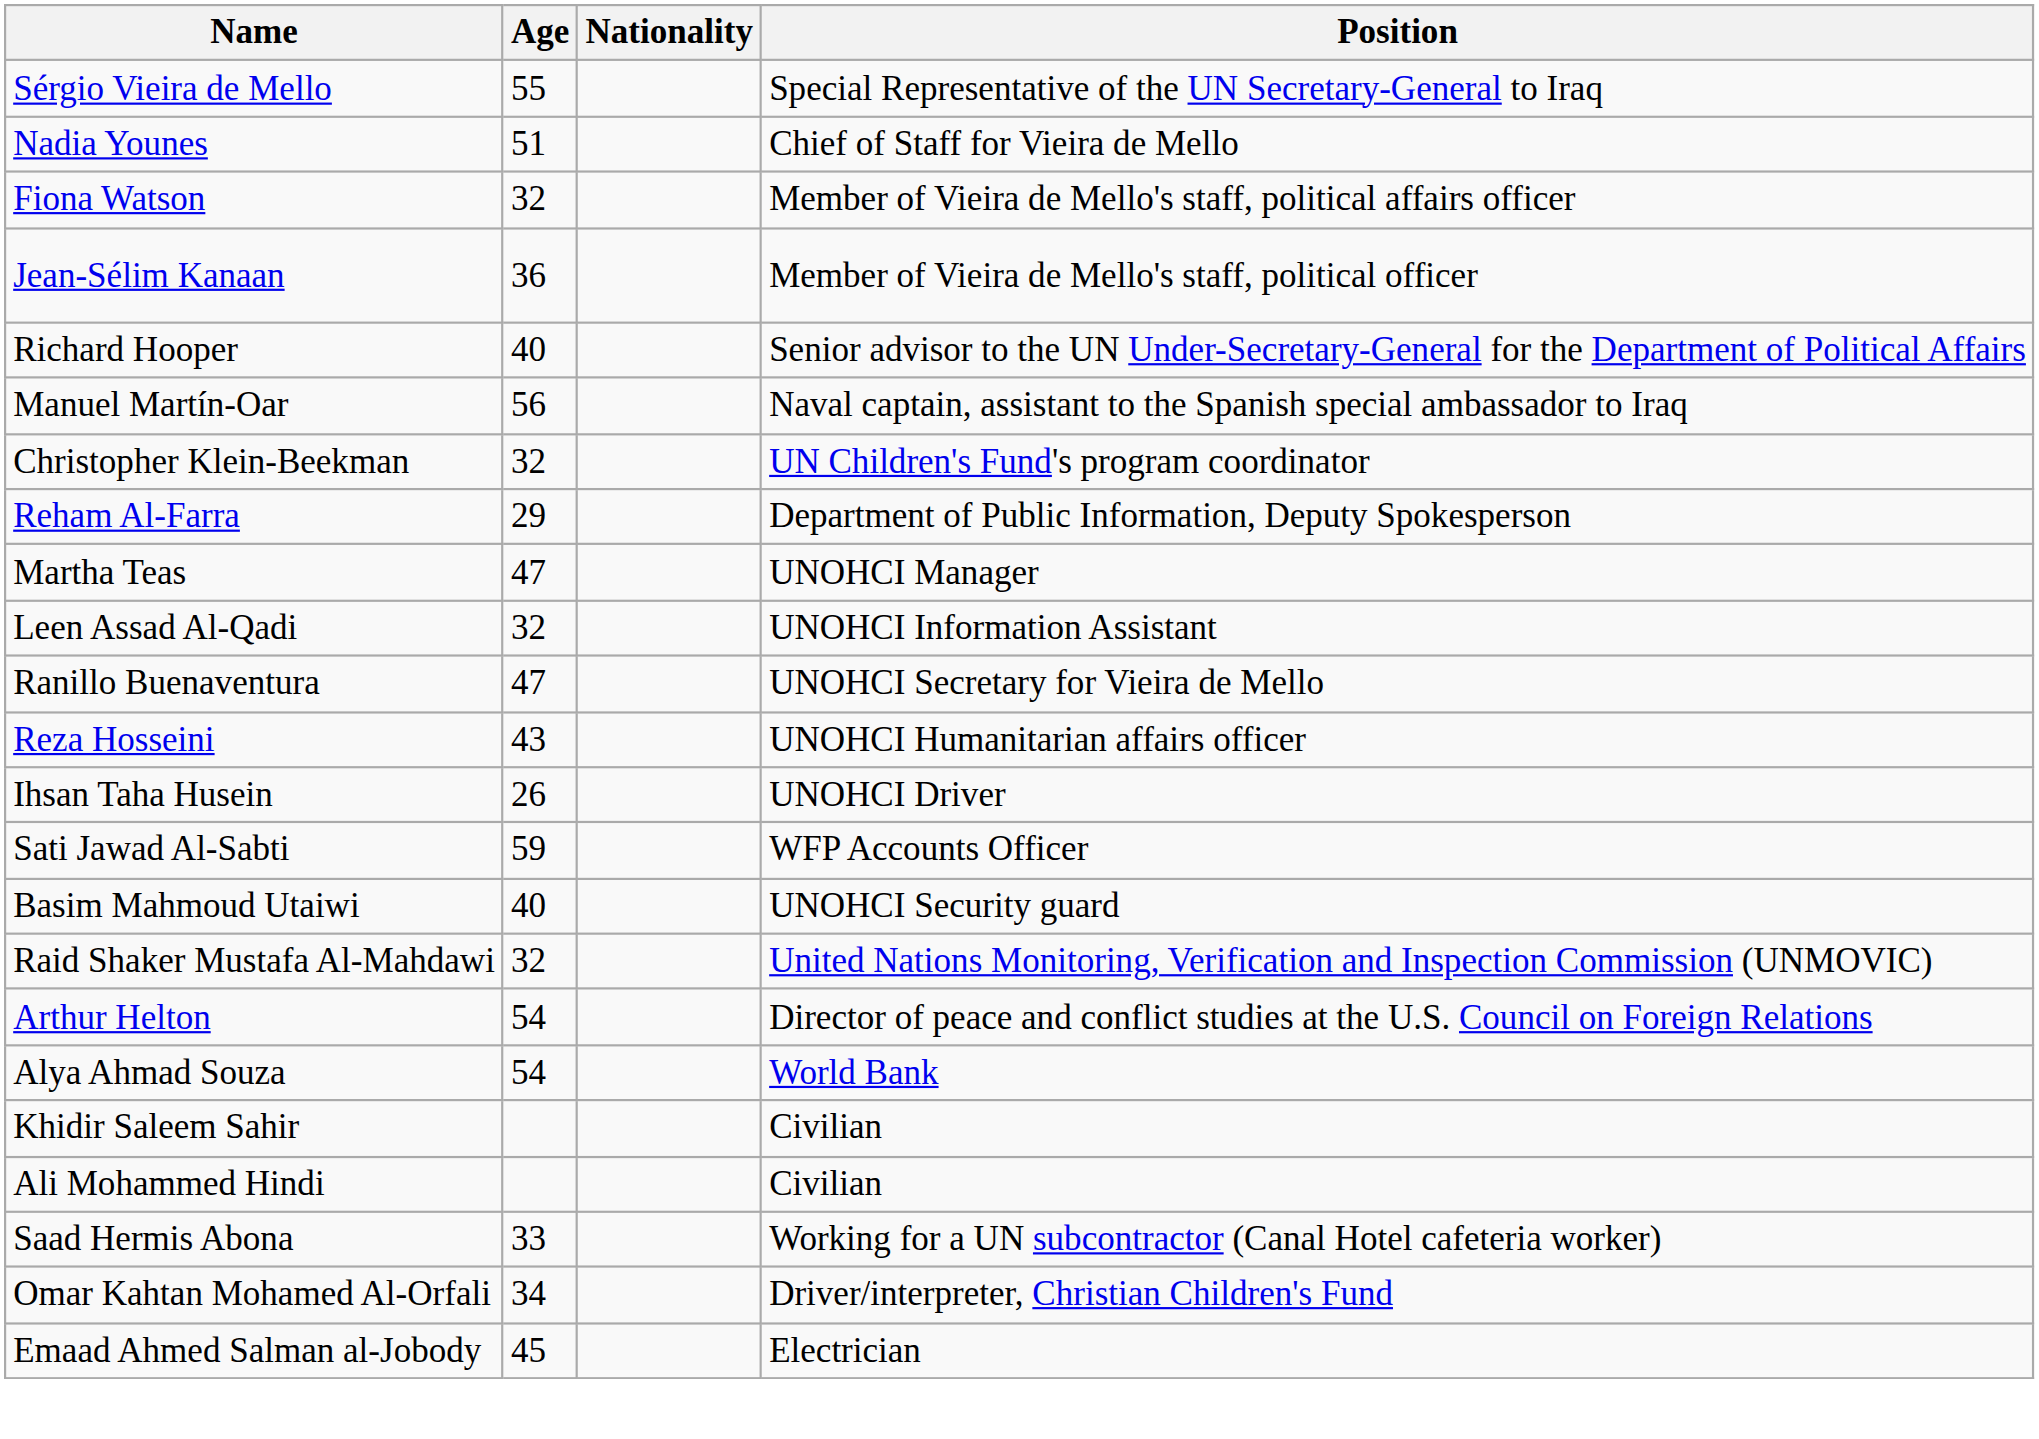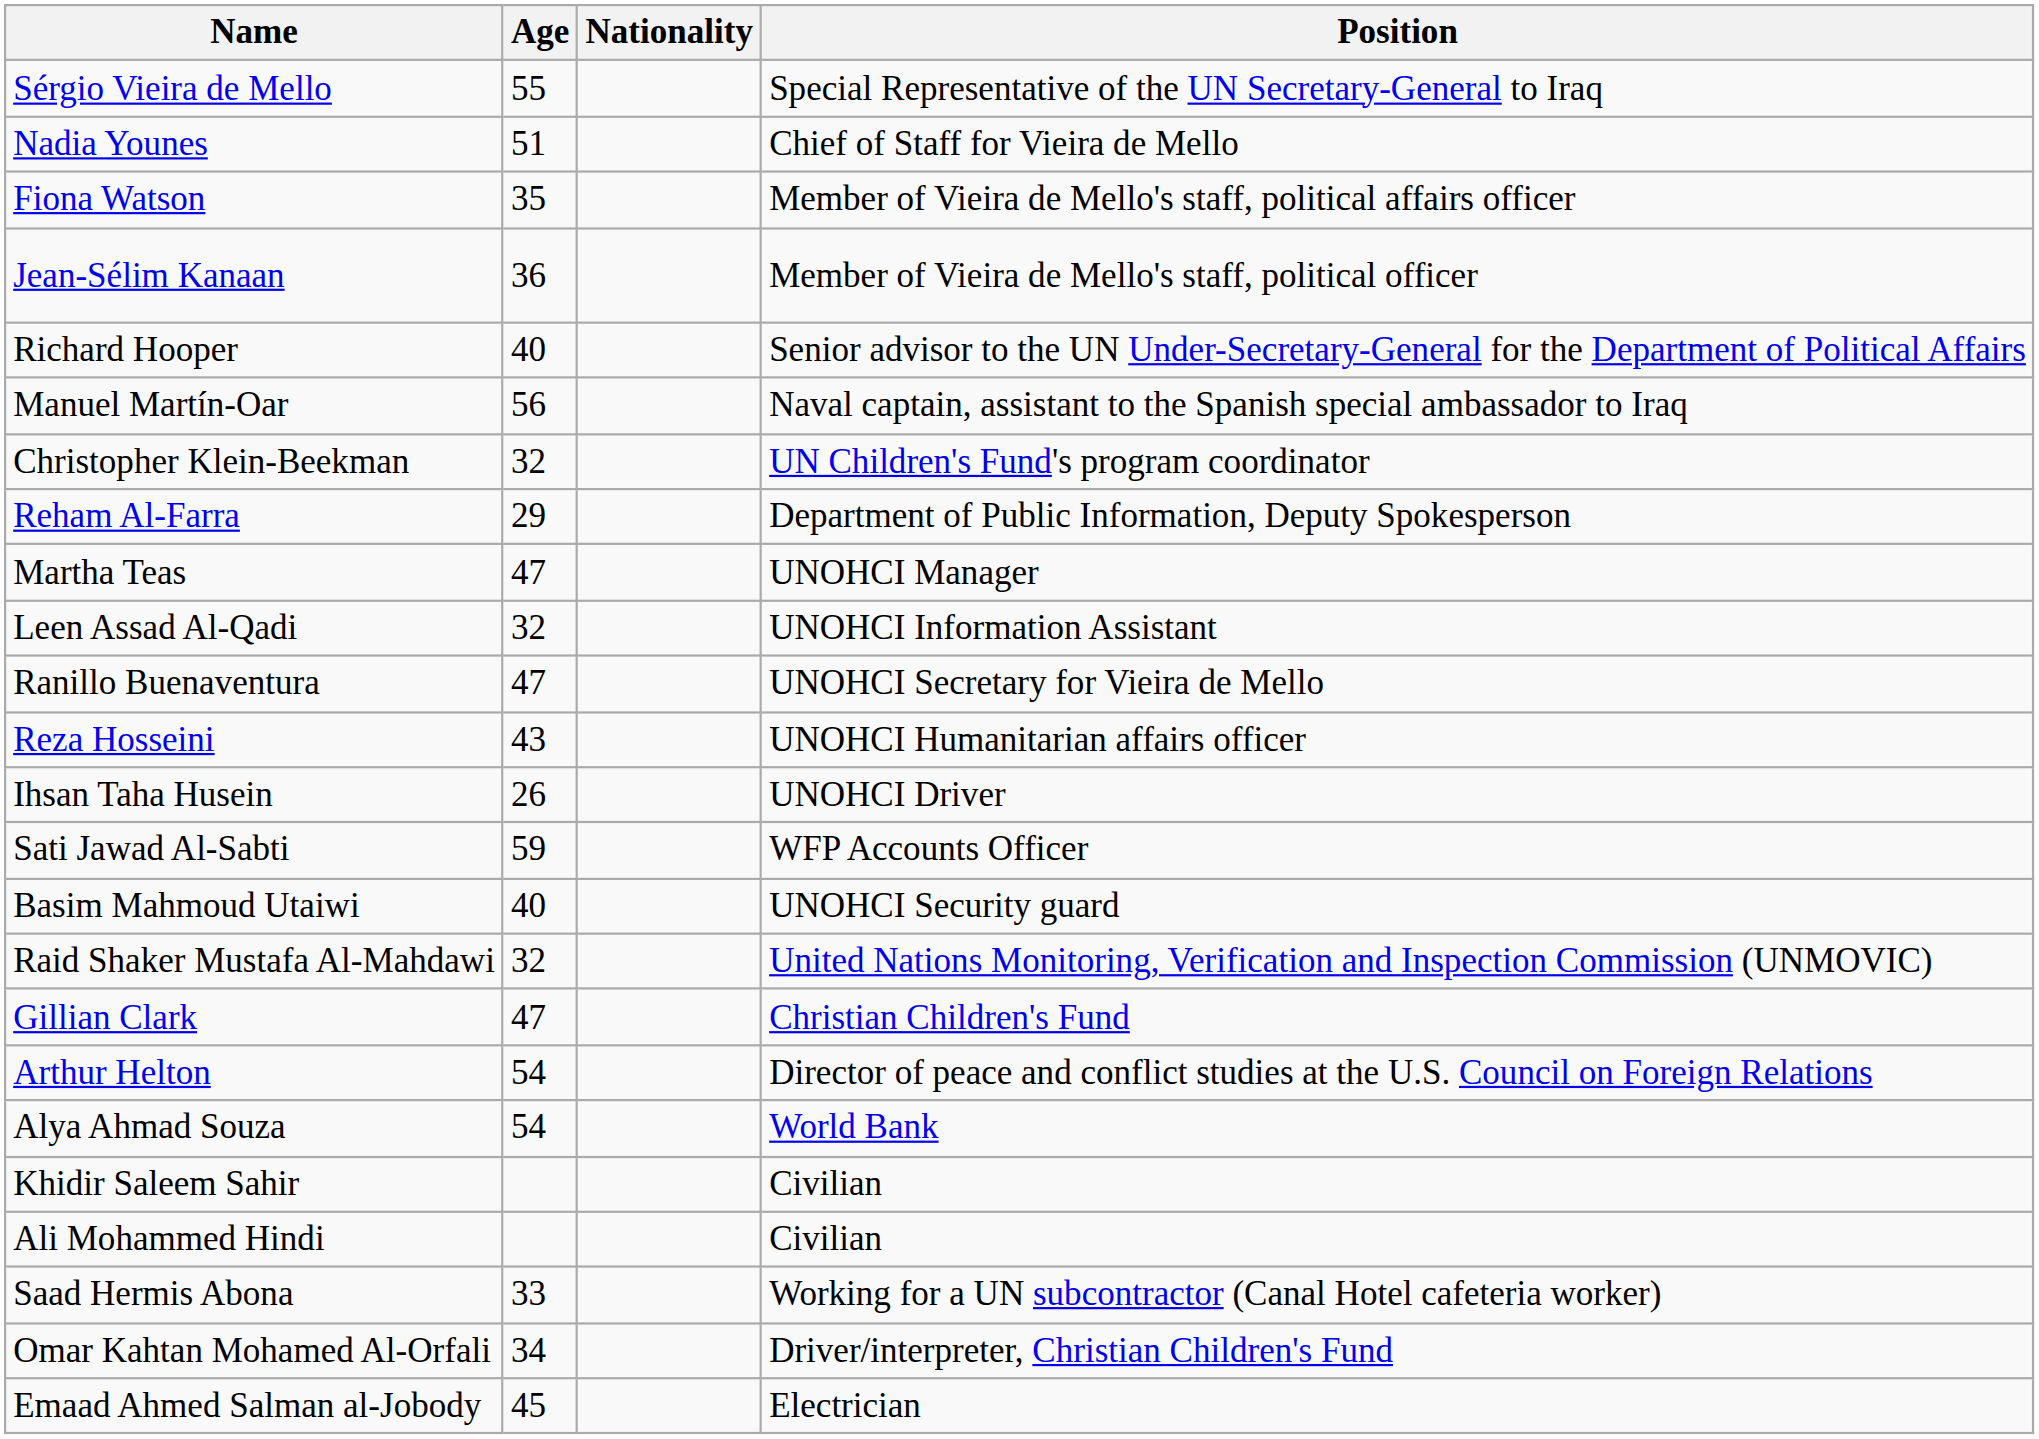(529, 198) 32 -> (529, 198) 35
+ row: (105, 1016)
